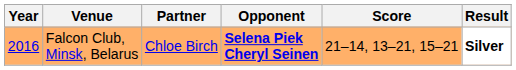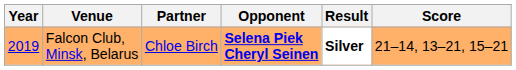columns swapped: (392, 16) <-> (487, 16)
(23, 46) 2016 -> (23, 46) 2019
